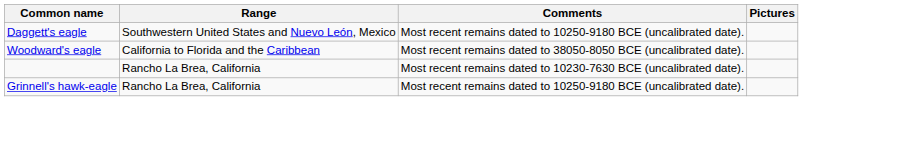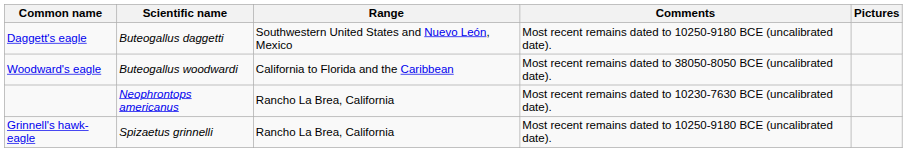+ column: (185, 13)
